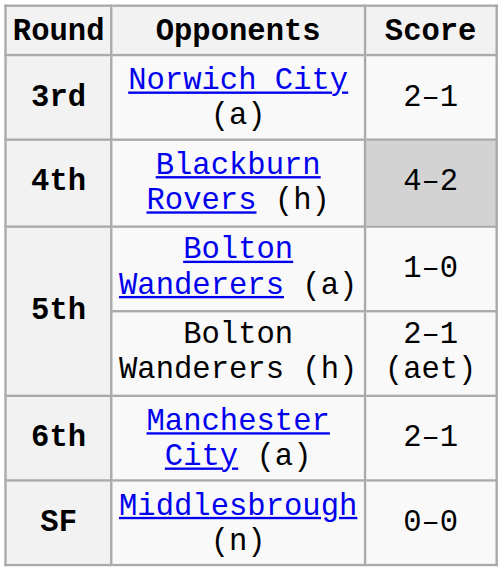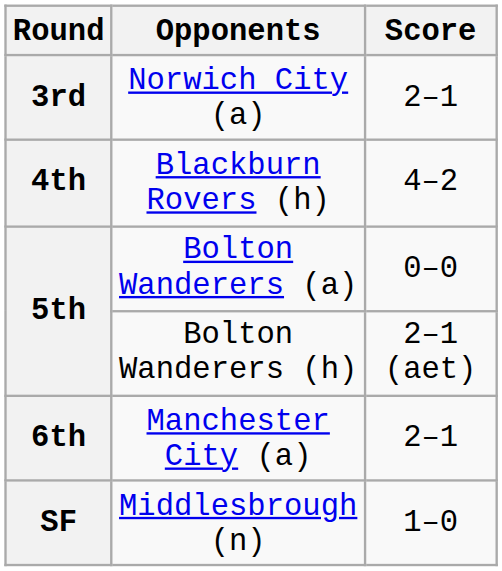(431, 183) lightgrey background -> (431, 183) no background
(431, 268) 1–0 -> (431, 268) 0–0
(431, 523) 0–0 -> (431, 523) 1–0
